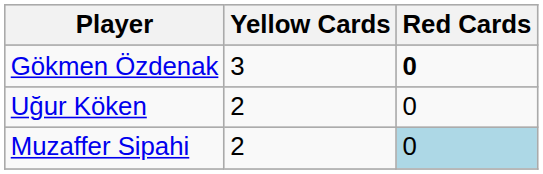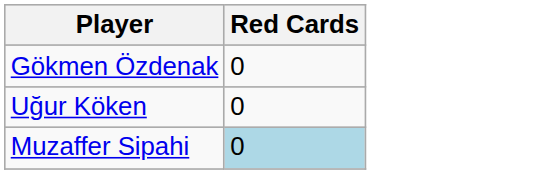- column: (310, 24)
(410, 65) bold -> (237, 65) normal
